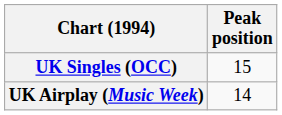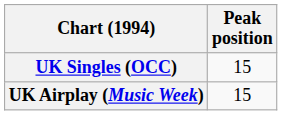(242, 95) 14 -> (242, 95) 15
